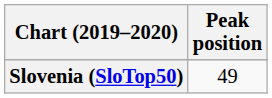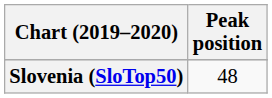(227, 76) 49 -> (227, 76) 48
